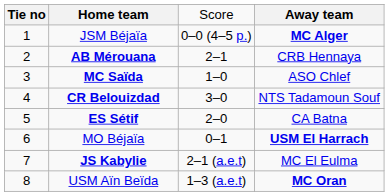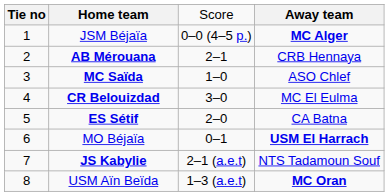(319, 98) NTS Tadamoun Souf -> (319, 98) MC El Eulma
(319, 160) MC El Eulma -> (319, 160) NTS Tadamoun Souf
